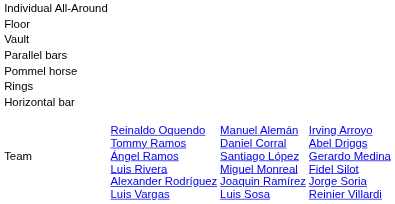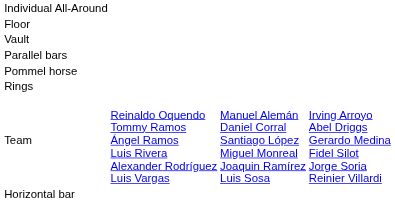rows swapped: (39, 102) <-> (18, 156)
